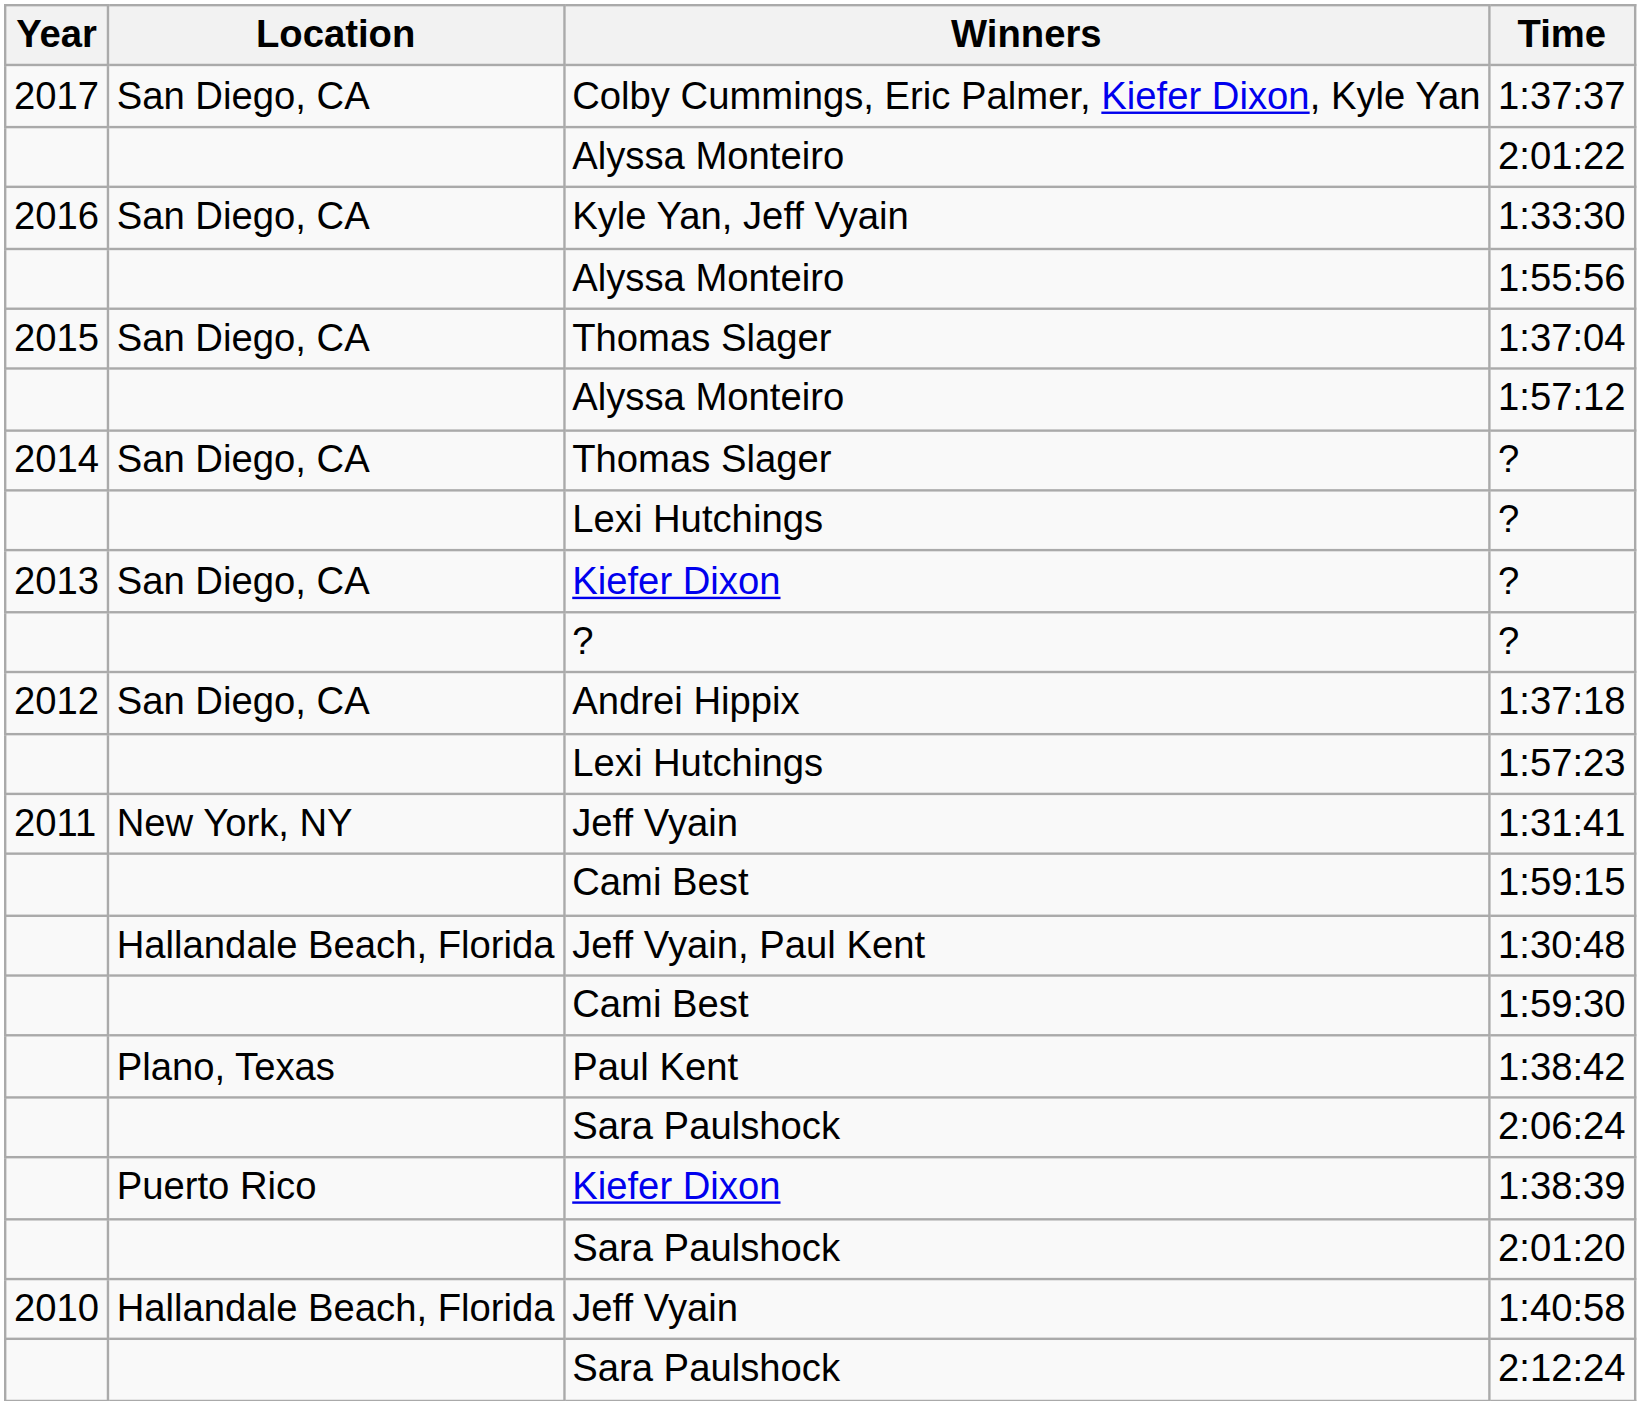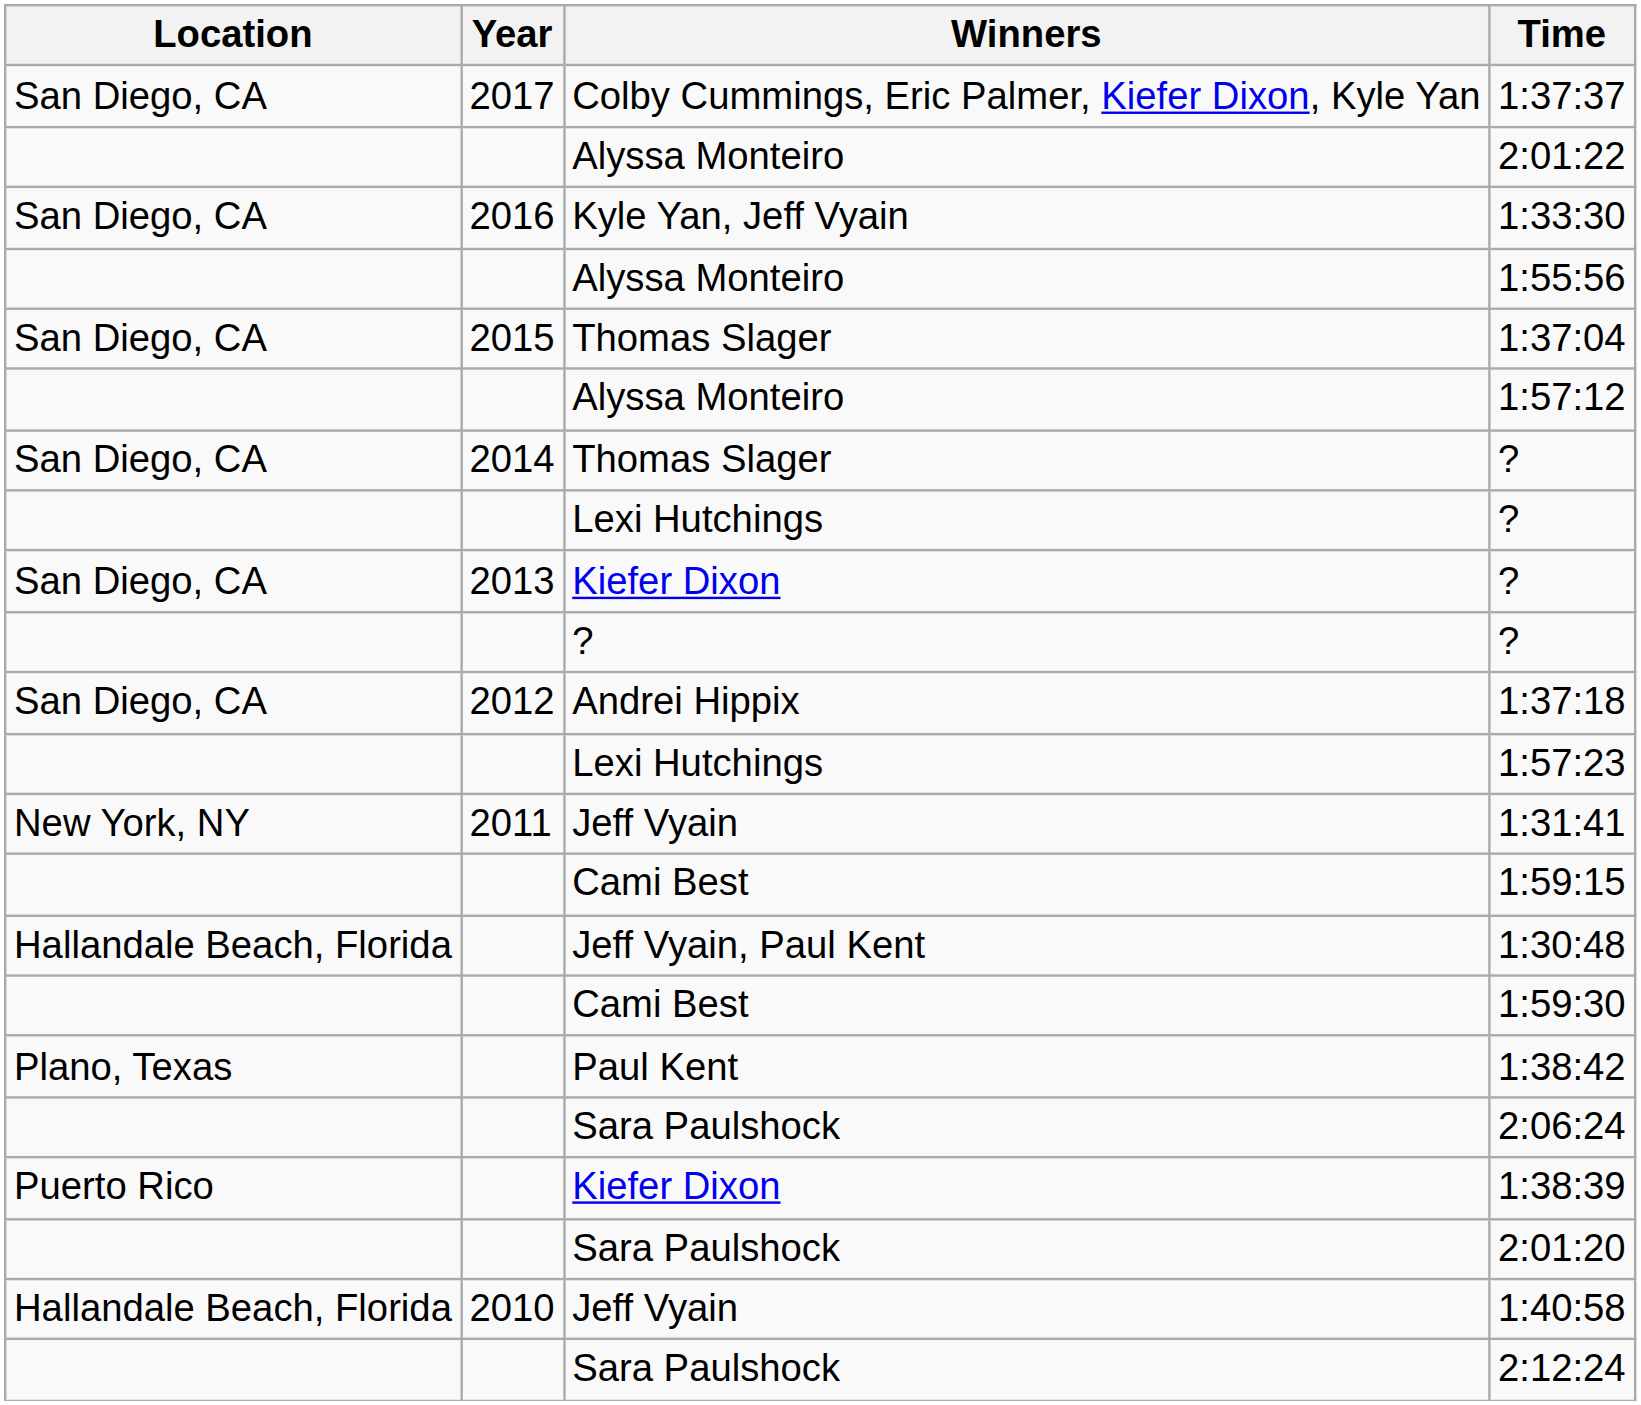columns swapped: (57, 34) <-> (336, 34)
